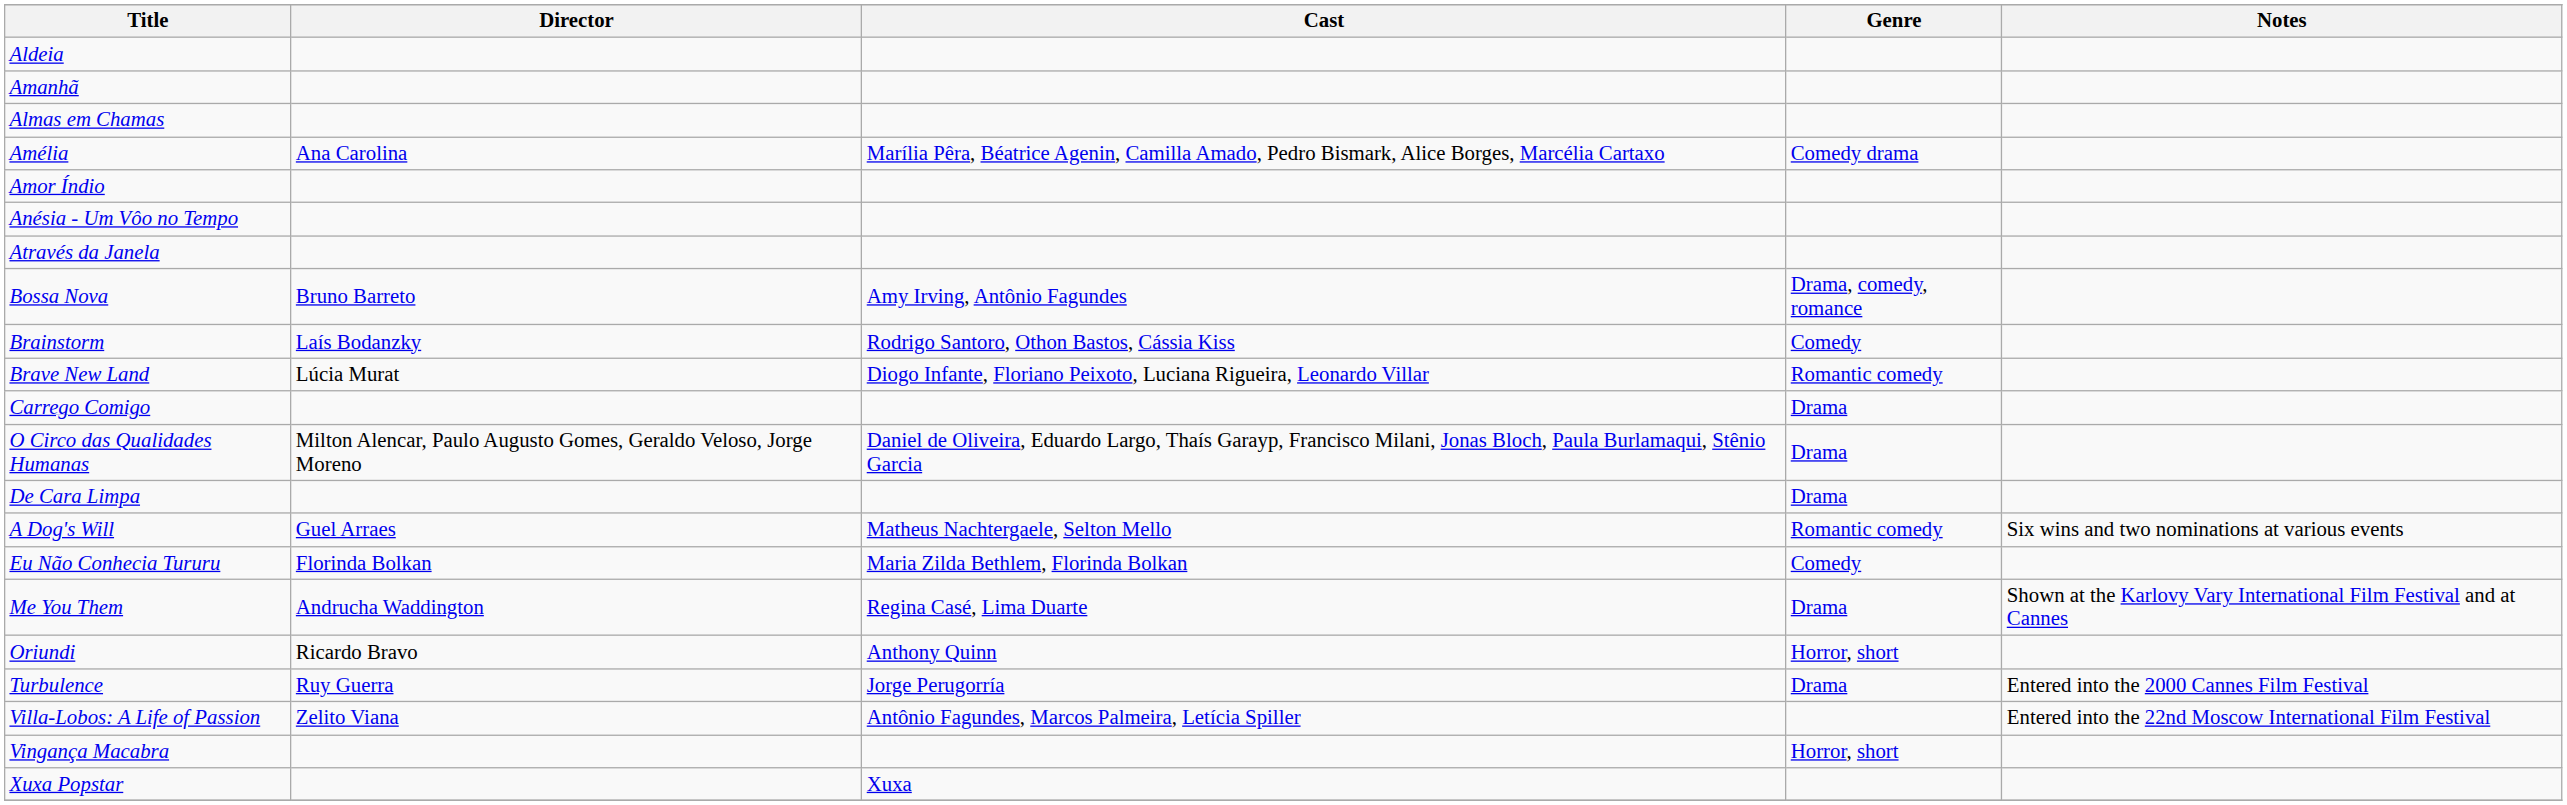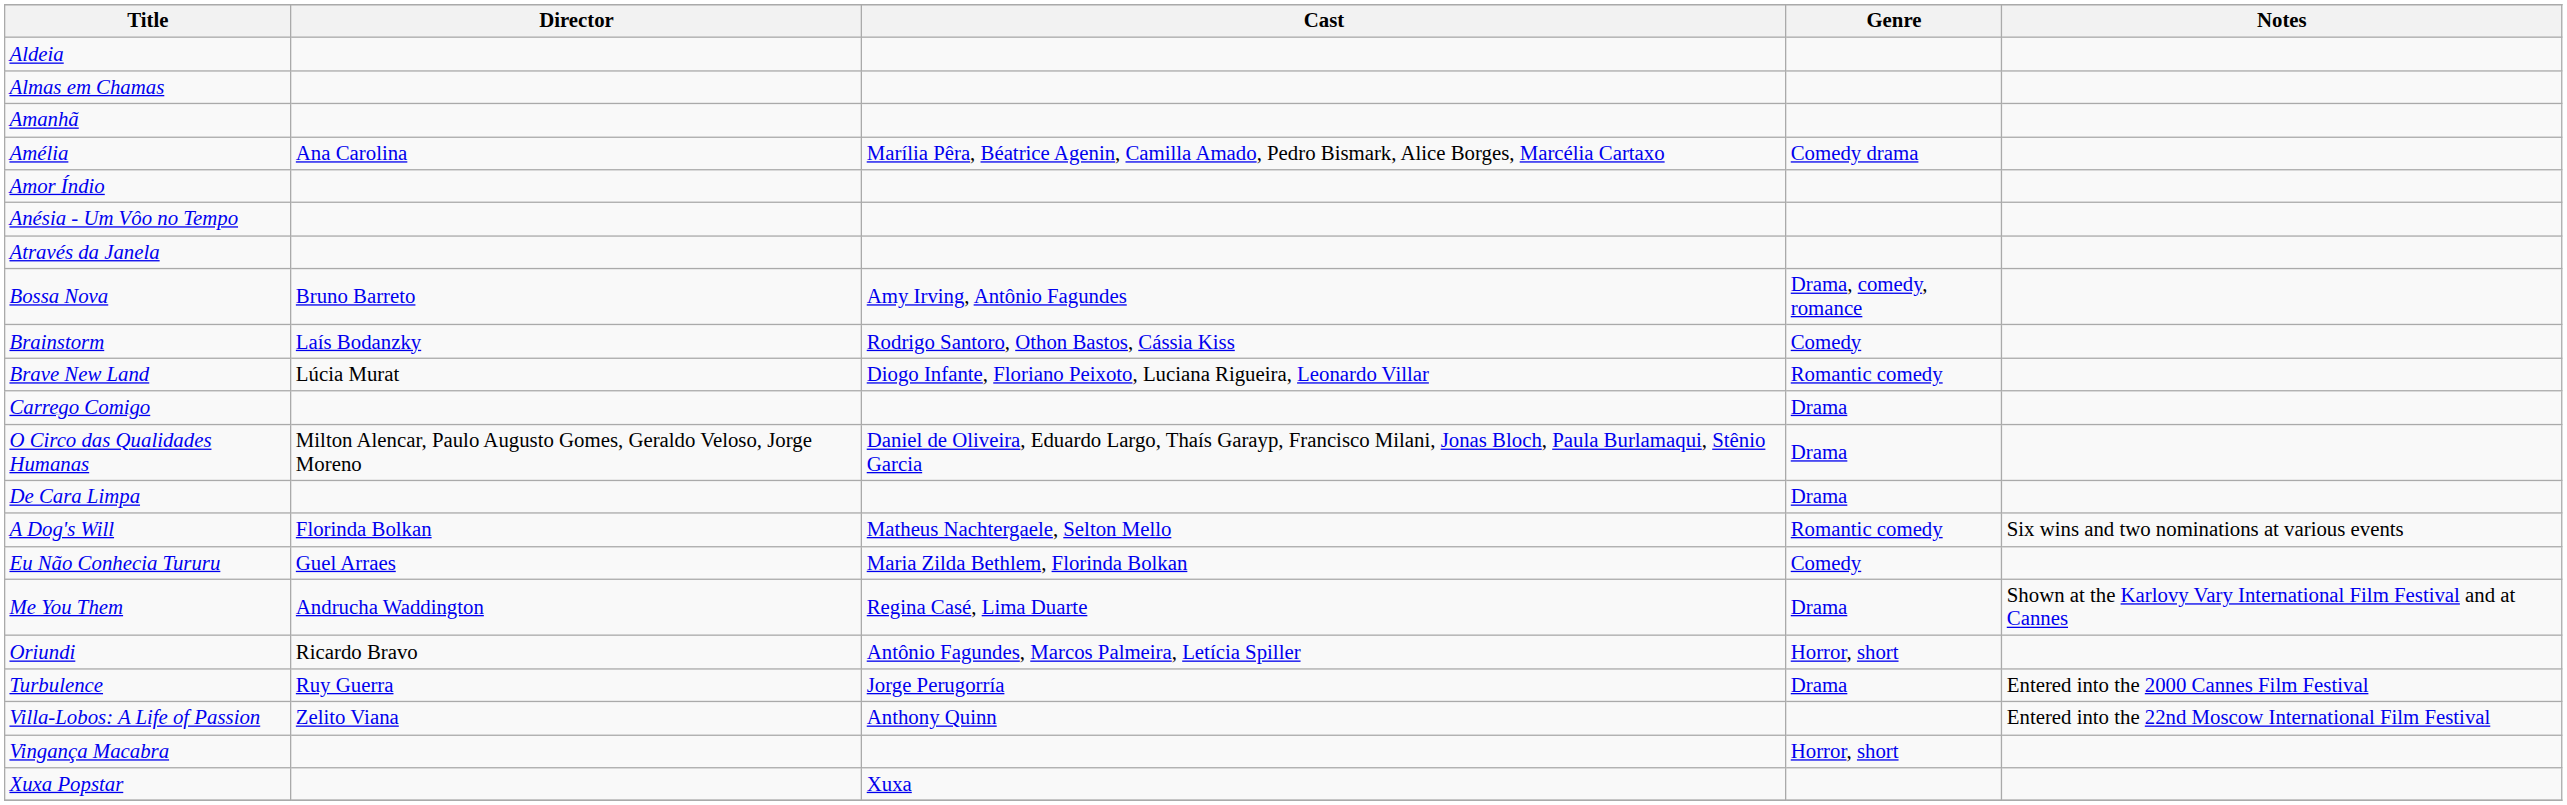rows swapped: (87, 119) <-> (44, 86)
(346, 529) Guel Arraes -> (364, 529) Florinda Bolkan
(364, 562) Florinda Bolkan -> (346, 562) Guel Arraes
(932, 651) Anthony Quinn -> (1084, 651) Antônio Fagundes, Marcos Palmeira, Letícia Spiller
(1084, 717) Antônio Fagundes, Marcos Palmeira, Letícia Spiller -> (932, 717) Anthony Quinn
